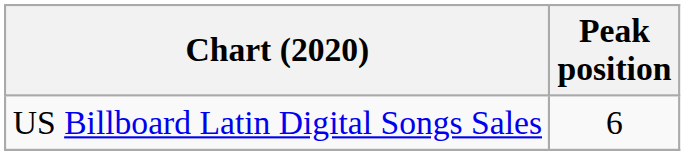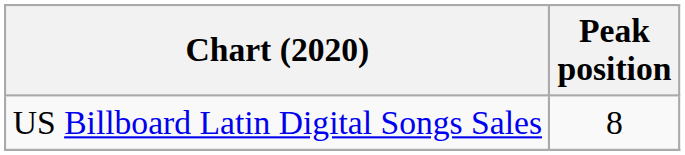(614, 122) 6 -> (614, 122) 8
